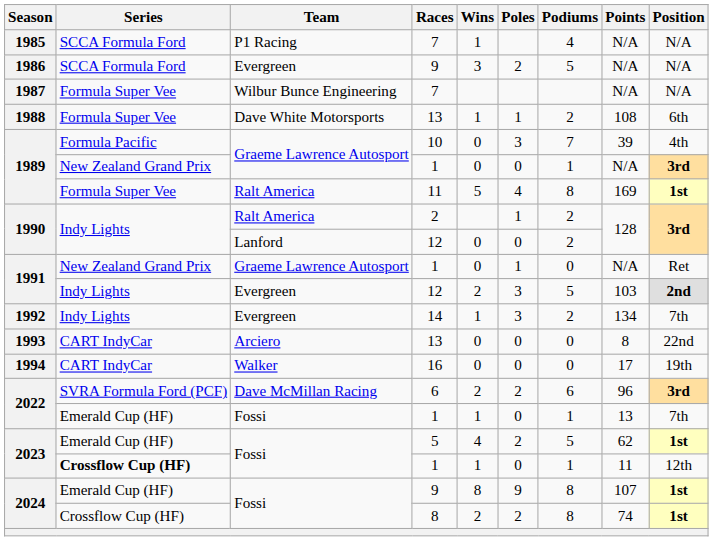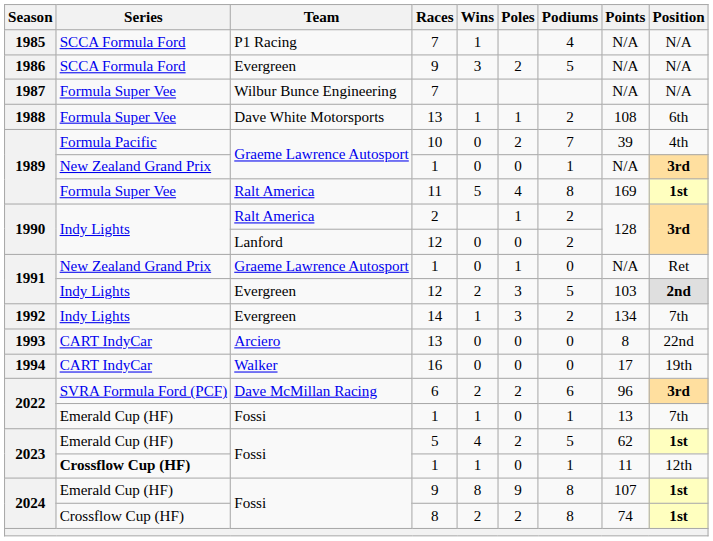(518, 142) 3 -> (518, 142) 2
